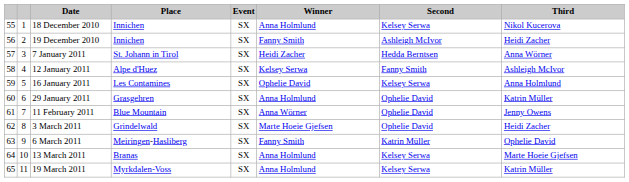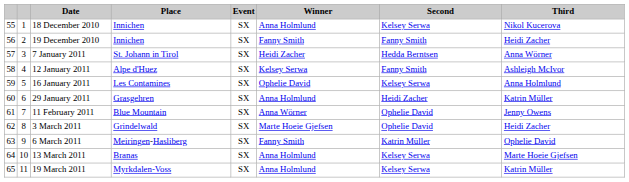(412, 40) Ashleigh McIvor -> (404, 40) Fanny Smith
(407, 97) Ophelie David -> (404, 97) Heidi Zacher
